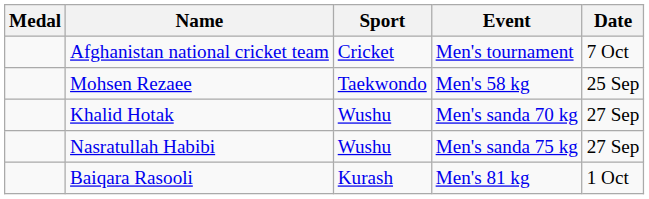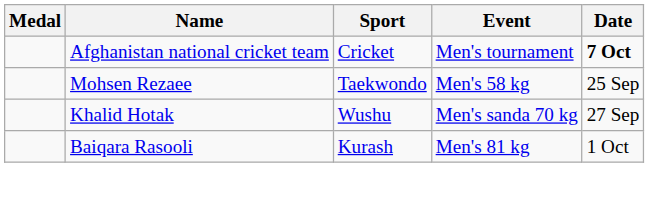(608, 52) normal -> (609, 52) bold
- row: (143, 146)
